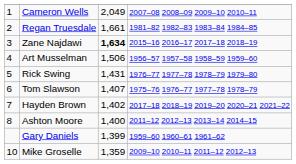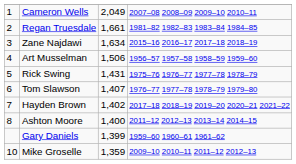(113, 43) bold -> (113, 43) normal
(193, 74) 1976–77 1977–78 1978–79 1979–80 -> (193, 74) 1975–76 1976–77 1977–78 1978–79
(193, 89) 1975–76 1976–77 1977–78 1978–79 -> (193, 89) 1976–77 1977–78 1978–79 1979–80
